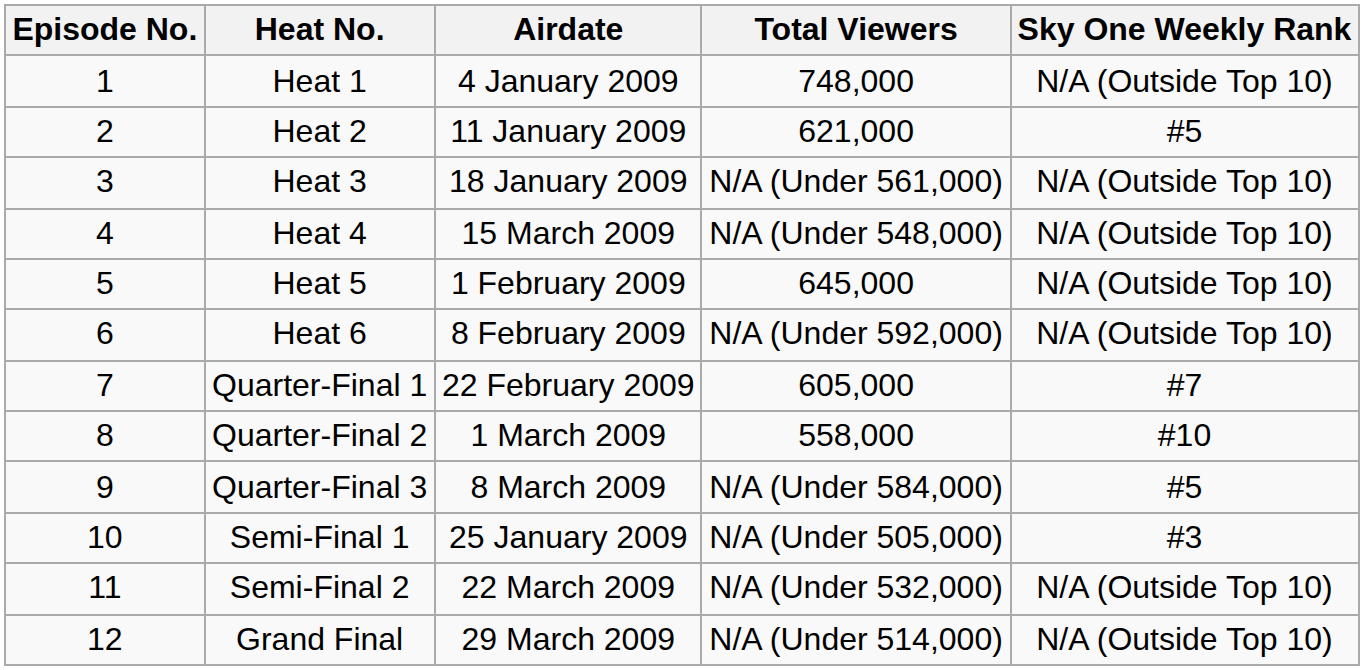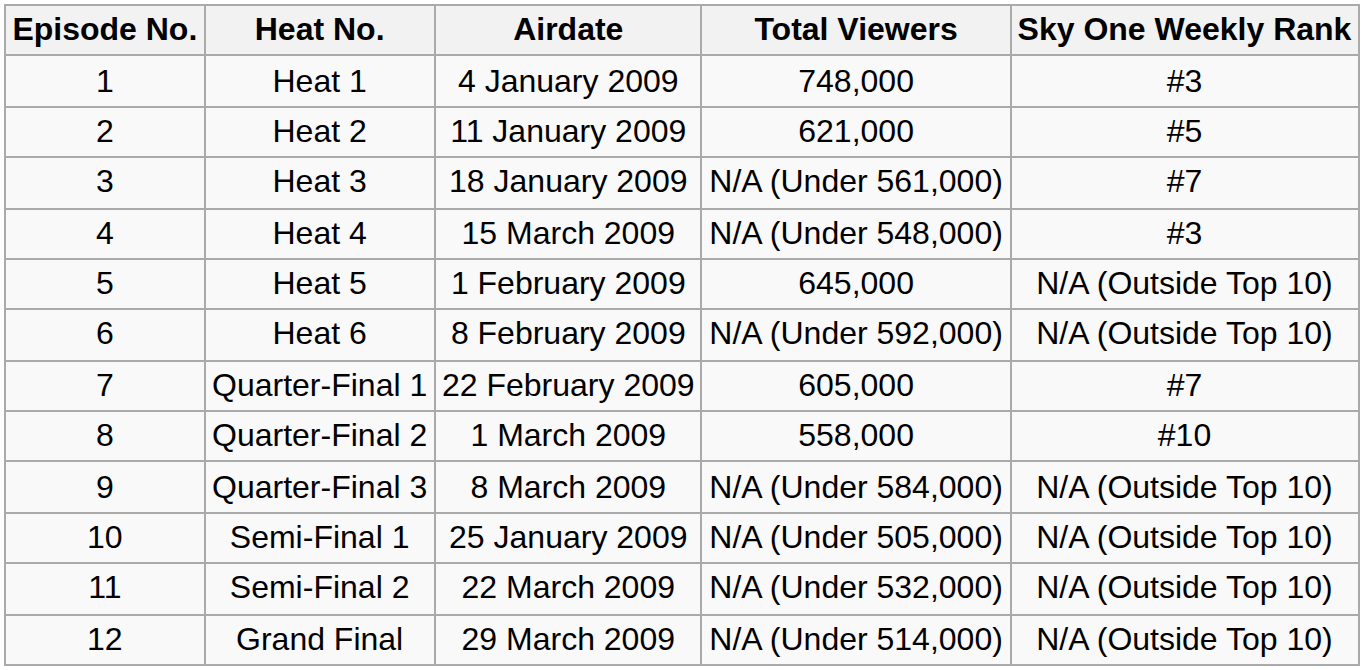(1184, 80) N/A (Outside Top 10) -> (1184, 80) #3
(1184, 182) N/A (Outside Top 10) -> (1184, 182) #7
(1184, 232) N/A (Outside Top 10) -> (1184, 232) #3
(1184, 486) #5 -> (1184, 486) N/A (Outside Top 10)
(1184, 537) #3 -> (1184, 537) N/A (Outside Top 10)
